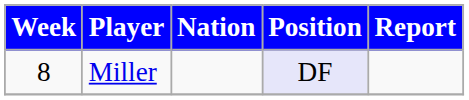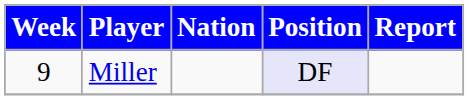(44, 71) 8 -> (44, 71) 9
